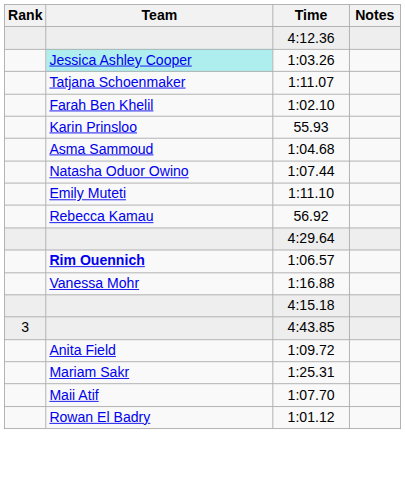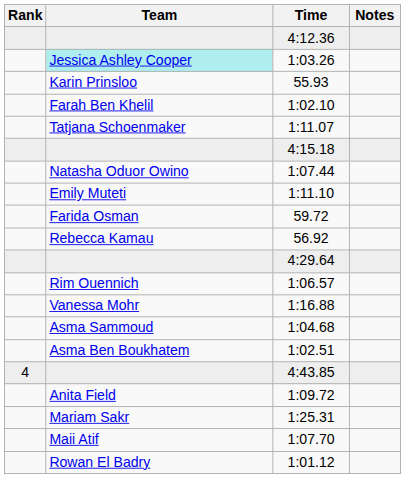rows swapped: (311, 82) <-> (311, 127)
rows swapped: (311, 305) <-> (311, 149)
+ row: (311, 216)
(97, 261) bold -> (94, 283) normal
+ row: (311, 350)
(25, 328) 3 -> (25, 372) 4
